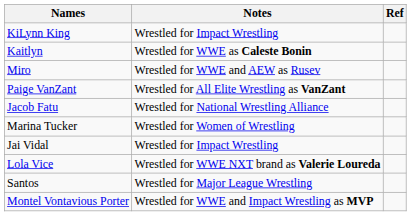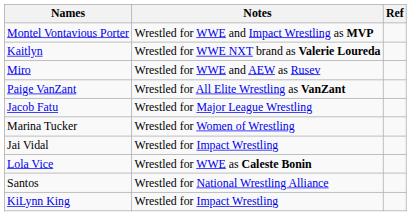rows swapped: (68, 201) <-> (39, 32)
(223, 51) Wrestled for WWE as Caleste Bonin -> (257, 51) Wrestled for WWE NXT brand as Valerie Loureda
(232, 107) Wrestled for National Wrestling Alliance -> (223, 107) Wrestled for Major League Wrestling
(257, 164) Wrestled for WWE NXT brand as Valerie Loureda -> (223, 164) Wrestled for WWE as Caleste Bonin
(223, 182) Wrestled for Major League Wrestling -> (232, 182) Wrestled for National Wrestling Alliance
